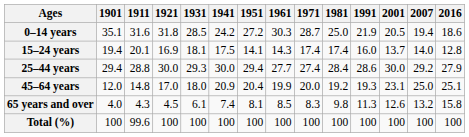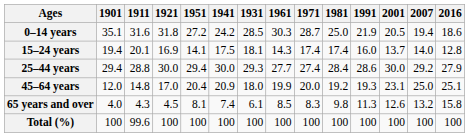columns swapped: (195, 13) <-> (252, 13)
